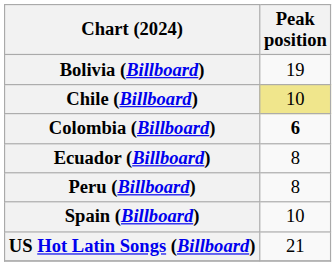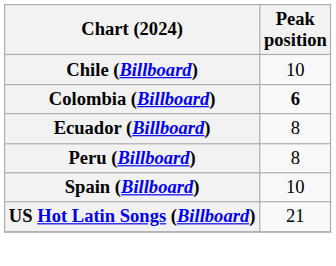- row: (132, 69)
(295, 98) khaki background -> (295, 69) no background
